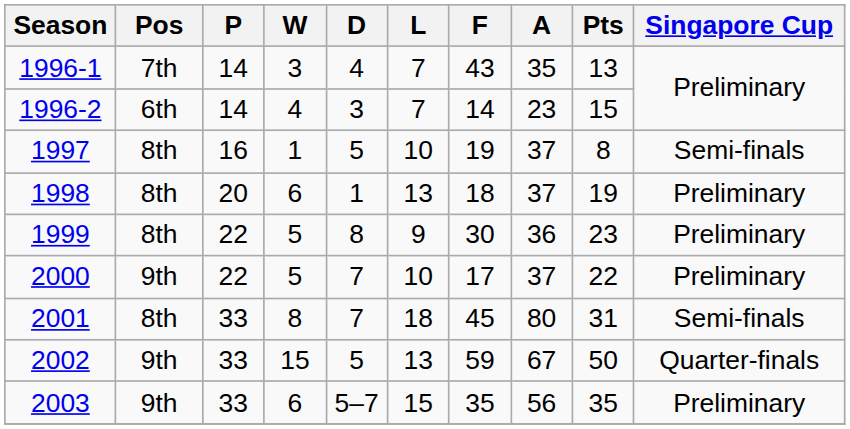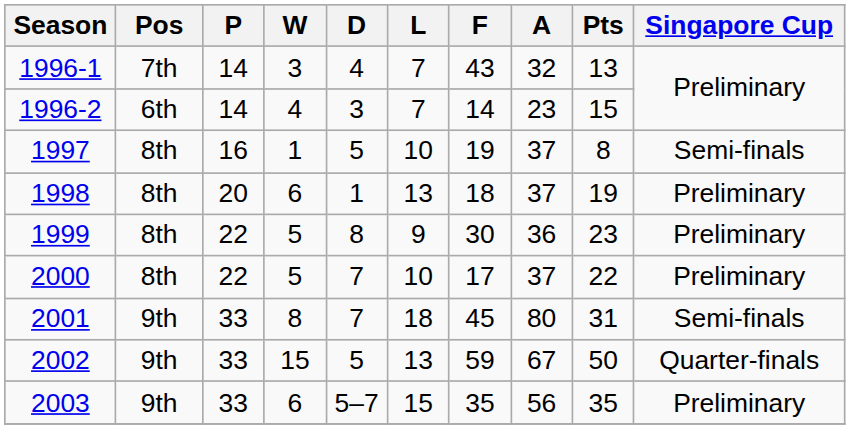(542, 67) 35 -> (542, 67) 32
(159, 276) 9th -> (159, 276) 8th
(159, 318) 8th -> (159, 318) 9th
